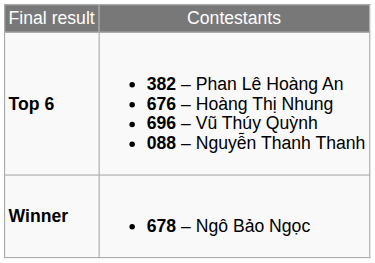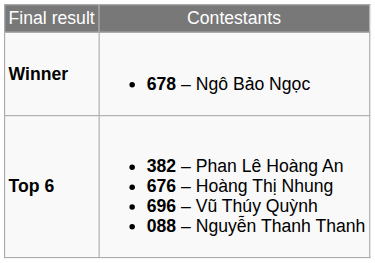rows swapped: (38, 216) <-> (31, 103)
